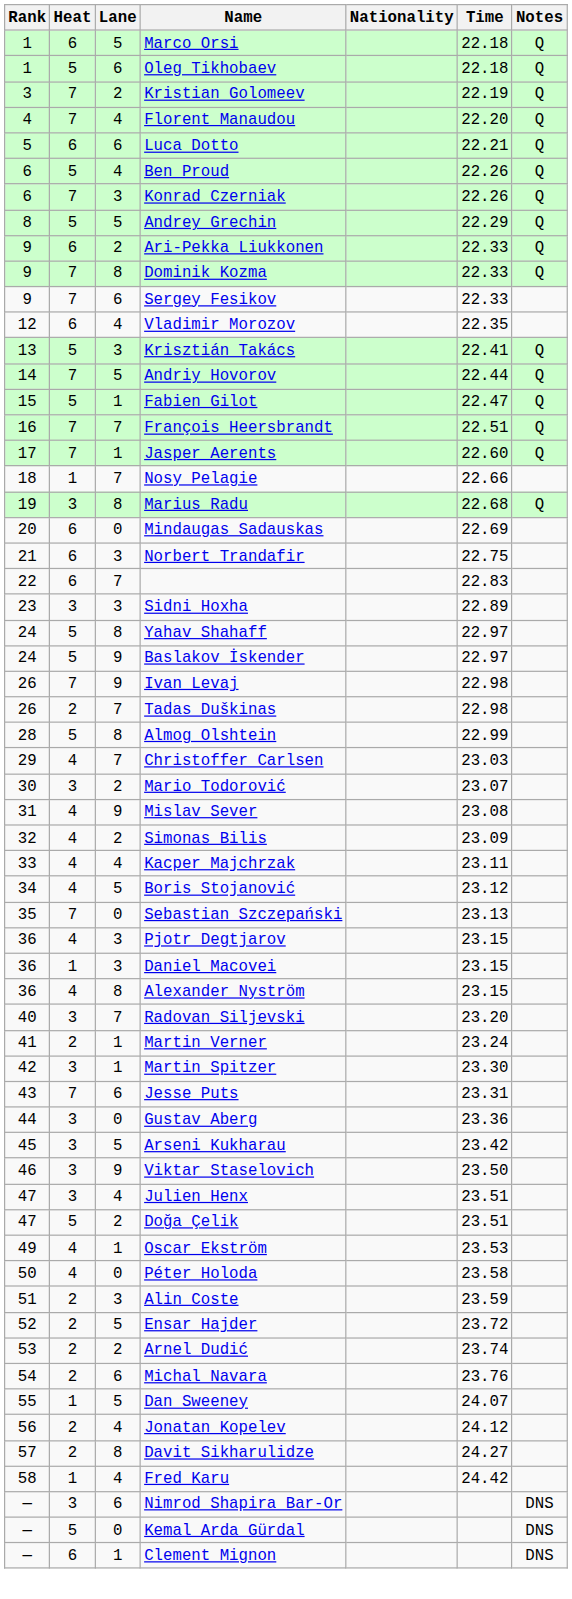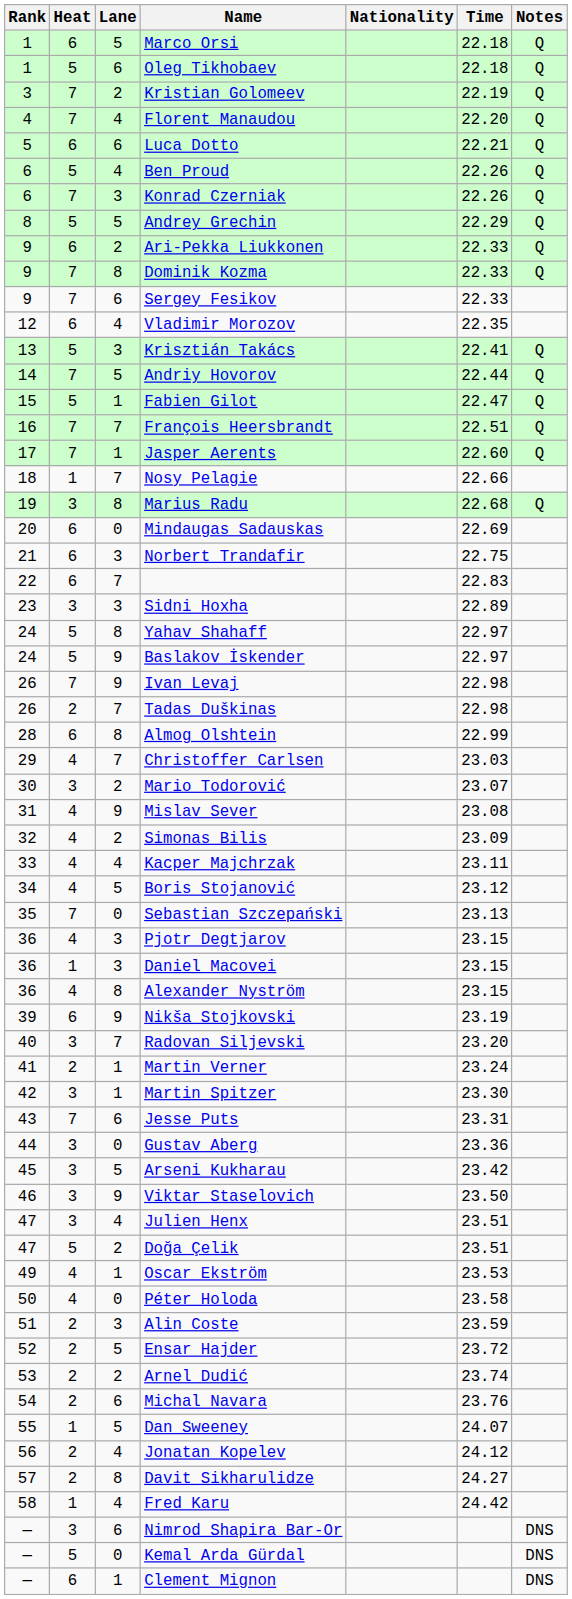(72, 735) 5 -> (72, 735) 6
+ row: (220, 1017)
